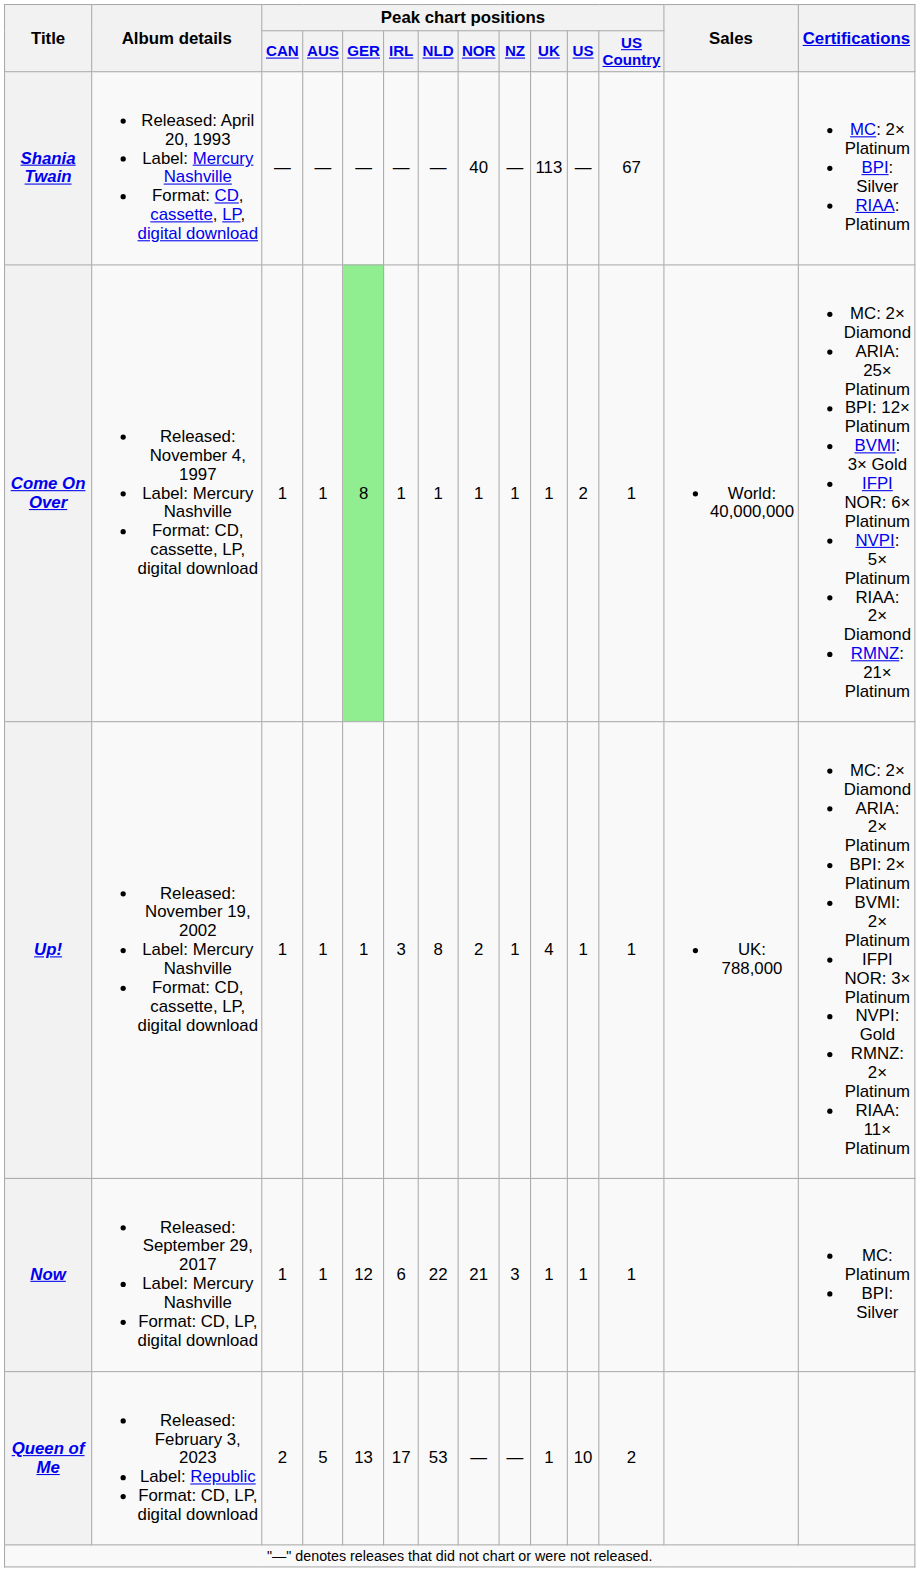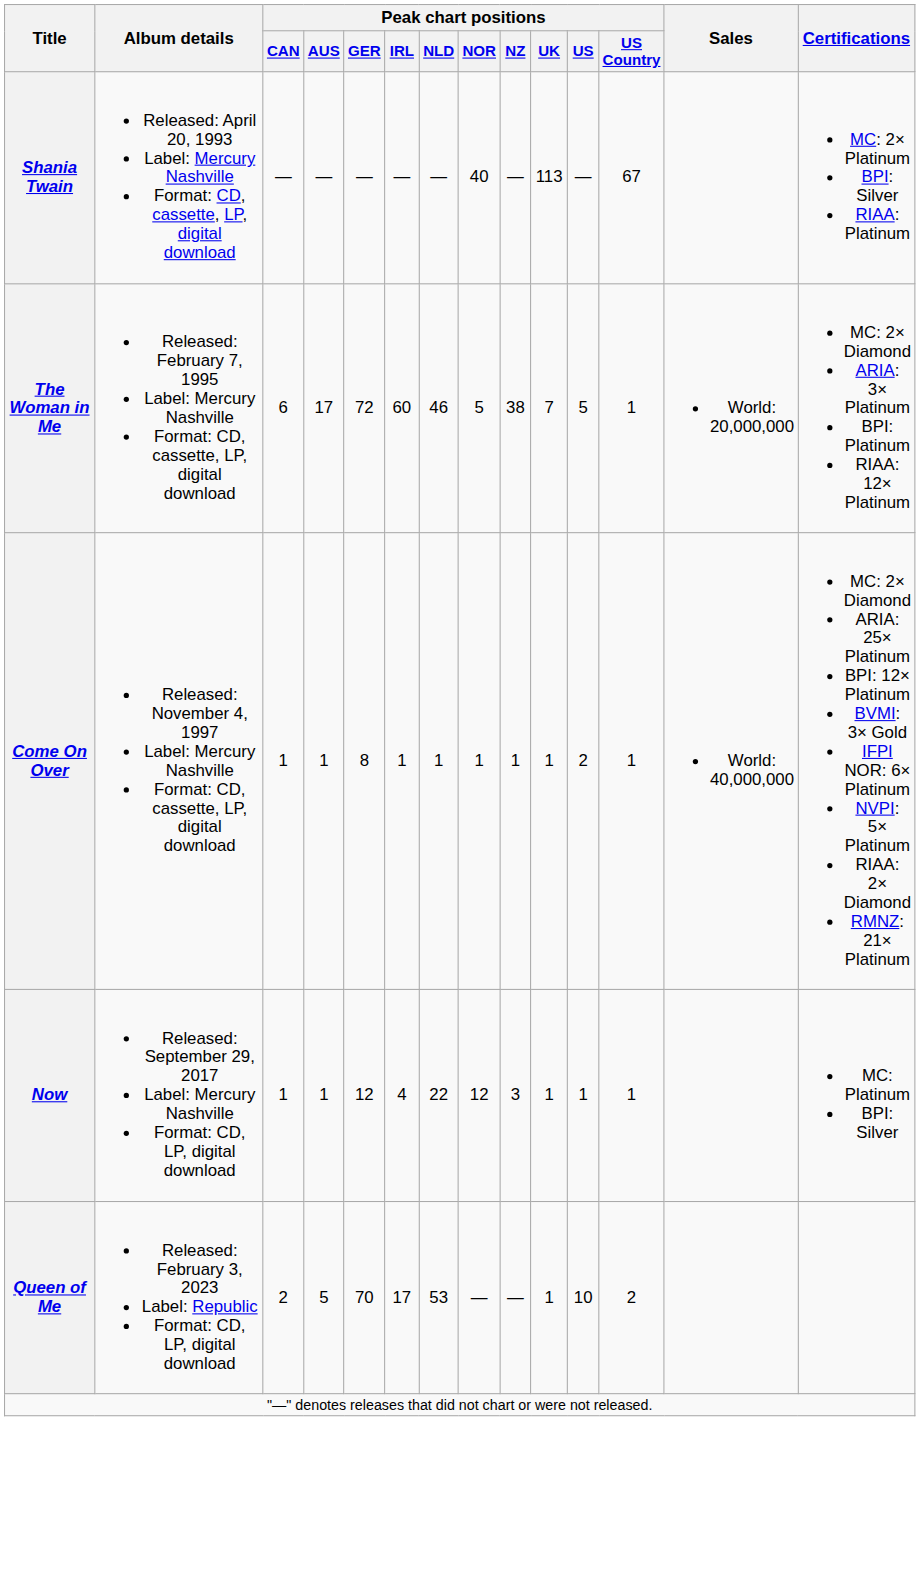+ row: (50, 407)
(364, 492) lightgreen background -> (364, 761) no background
- row: (48, 950)
(401, 1274) 6 -> (402, 1095) 4
(479, 1274) 21 -> (479, 1095) 12
(364, 1458) 13 -> (364, 1297) 70
